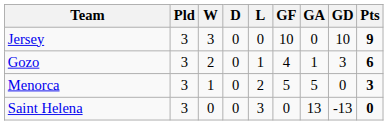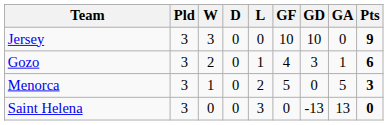columns swapped: (314, 16) <-> (343, 16)
